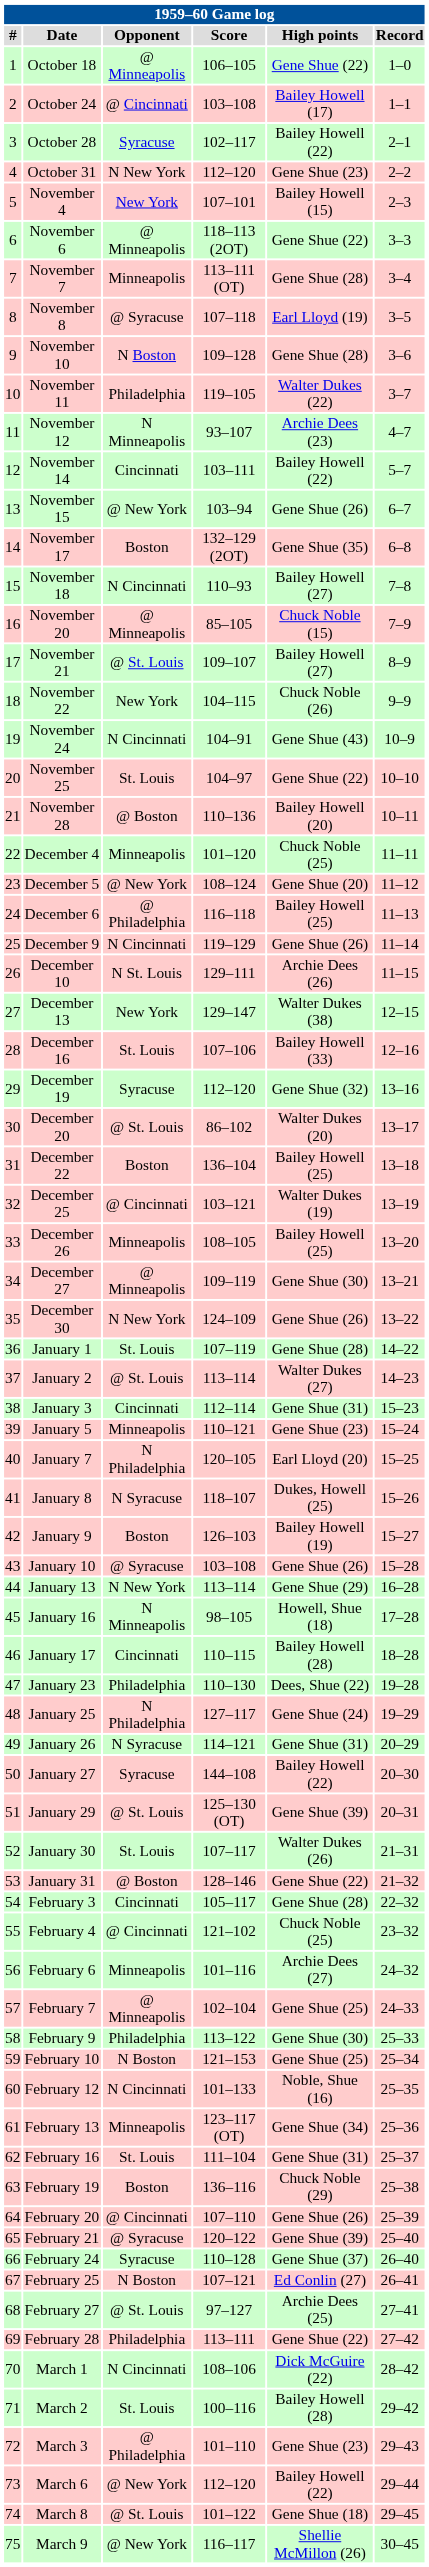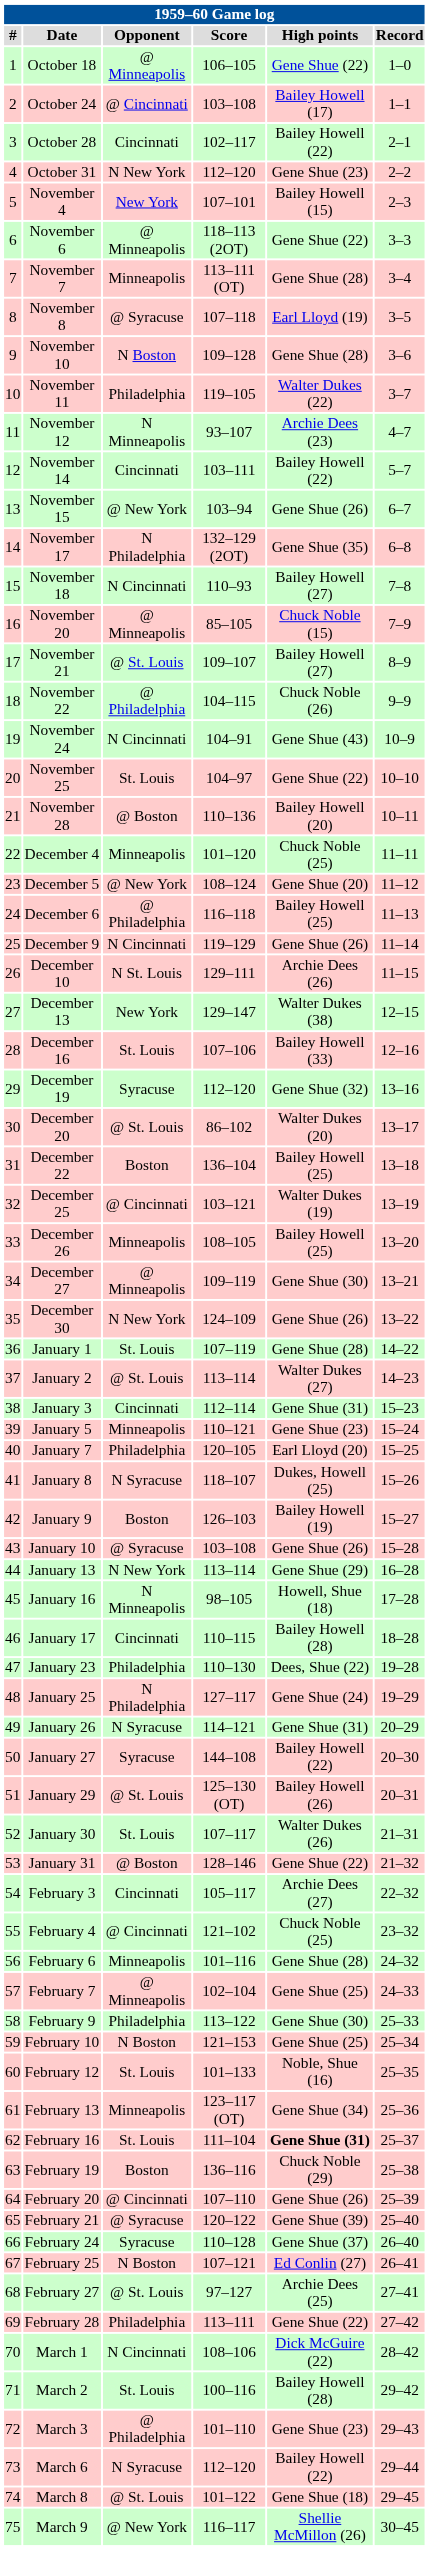(147, 142) Syracuse -> (147, 142) Cincinnati
(147, 547) Boston -> (147, 547) N Philadelphia
(147, 700) New York -> (147, 700) @ Philadelphia
(147, 1459) N Philadelphia -> (147, 1450) Philadelphia
(320, 1812) Gene Shue (39) -> (320, 1795) Bailey Howell (26)
(320, 1901) Gene Shue (28) -> (320, 1893) Archie Dees (27)
(320, 1970) Archie Dees (27) -> (320, 1961) Gene Shue (28)
(147, 2089) N Cincinnati -> (147, 2071) St. Louis
(320, 2157) normal -> (320, 2139) bold
(147, 2484) @ New York -> (147, 2467) N Syracuse
